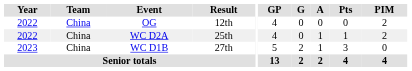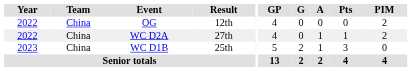(224, 35) 25th -> (224, 35) 27th
(224, 48) 27th -> (224, 48) 25th
